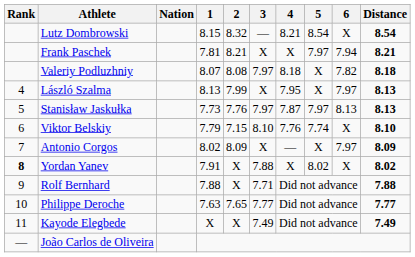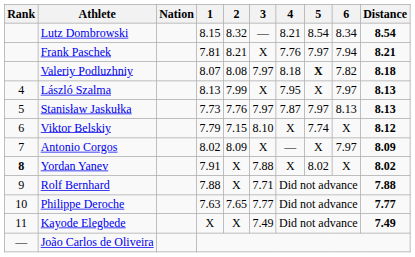(346, 33) X -> (346, 33) 8.34
(290, 52) X -> (290, 52) 7.76
(318, 71) normal -> (318, 71) bold
(290, 128) 7.76 -> (290, 128) X
(385, 128) 8.10 -> (385, 128) 8.12
